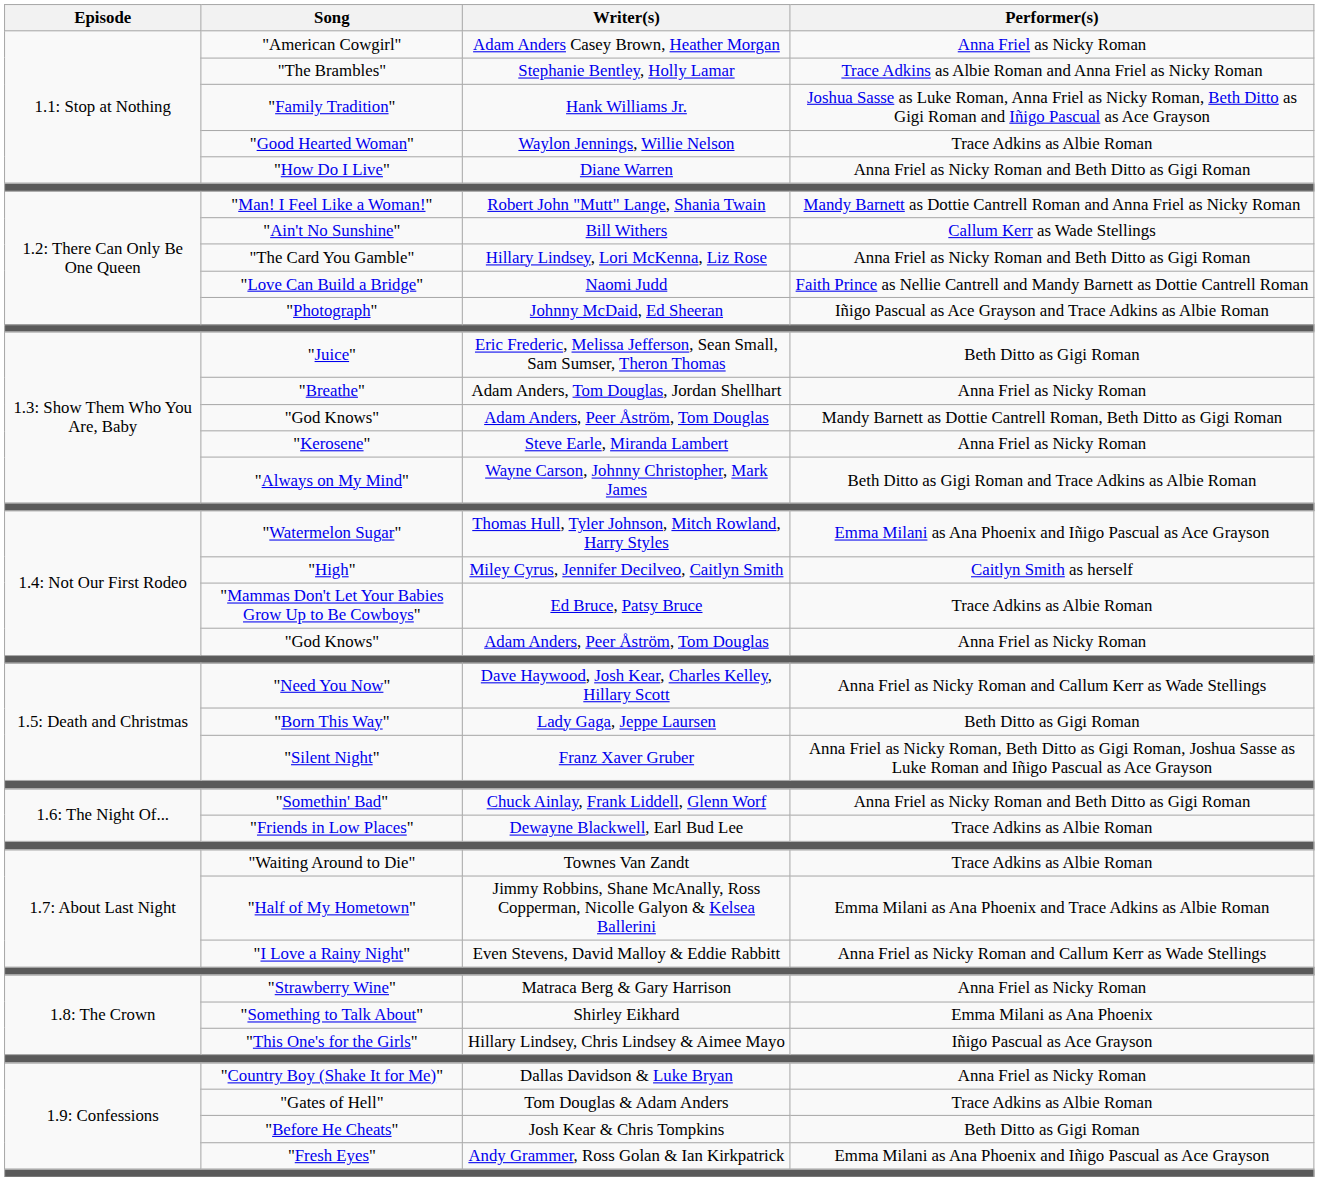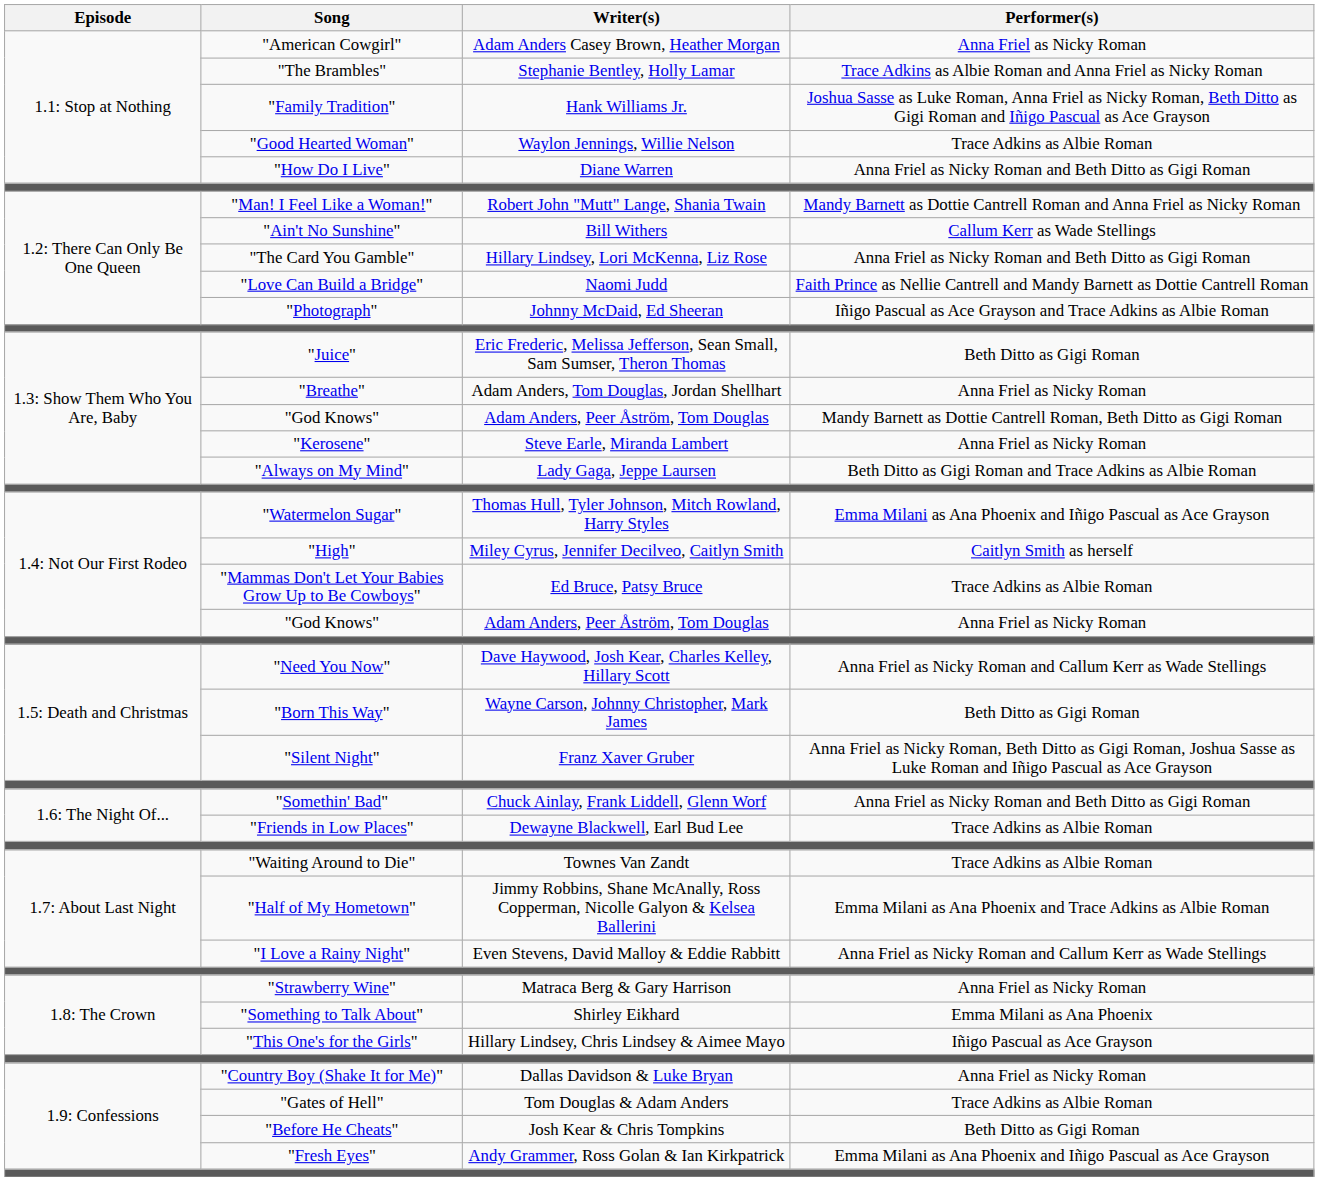(626, 480) Wayne Carson, Johnny Christopher, Mark James -> (626, 470) Lady Gaga, Jeppe Laursen
(626, 721) Lady Gaga, Jeppe Laursen -> (626, 712) Wayne Carson, Johnny Christopher, Mark James
